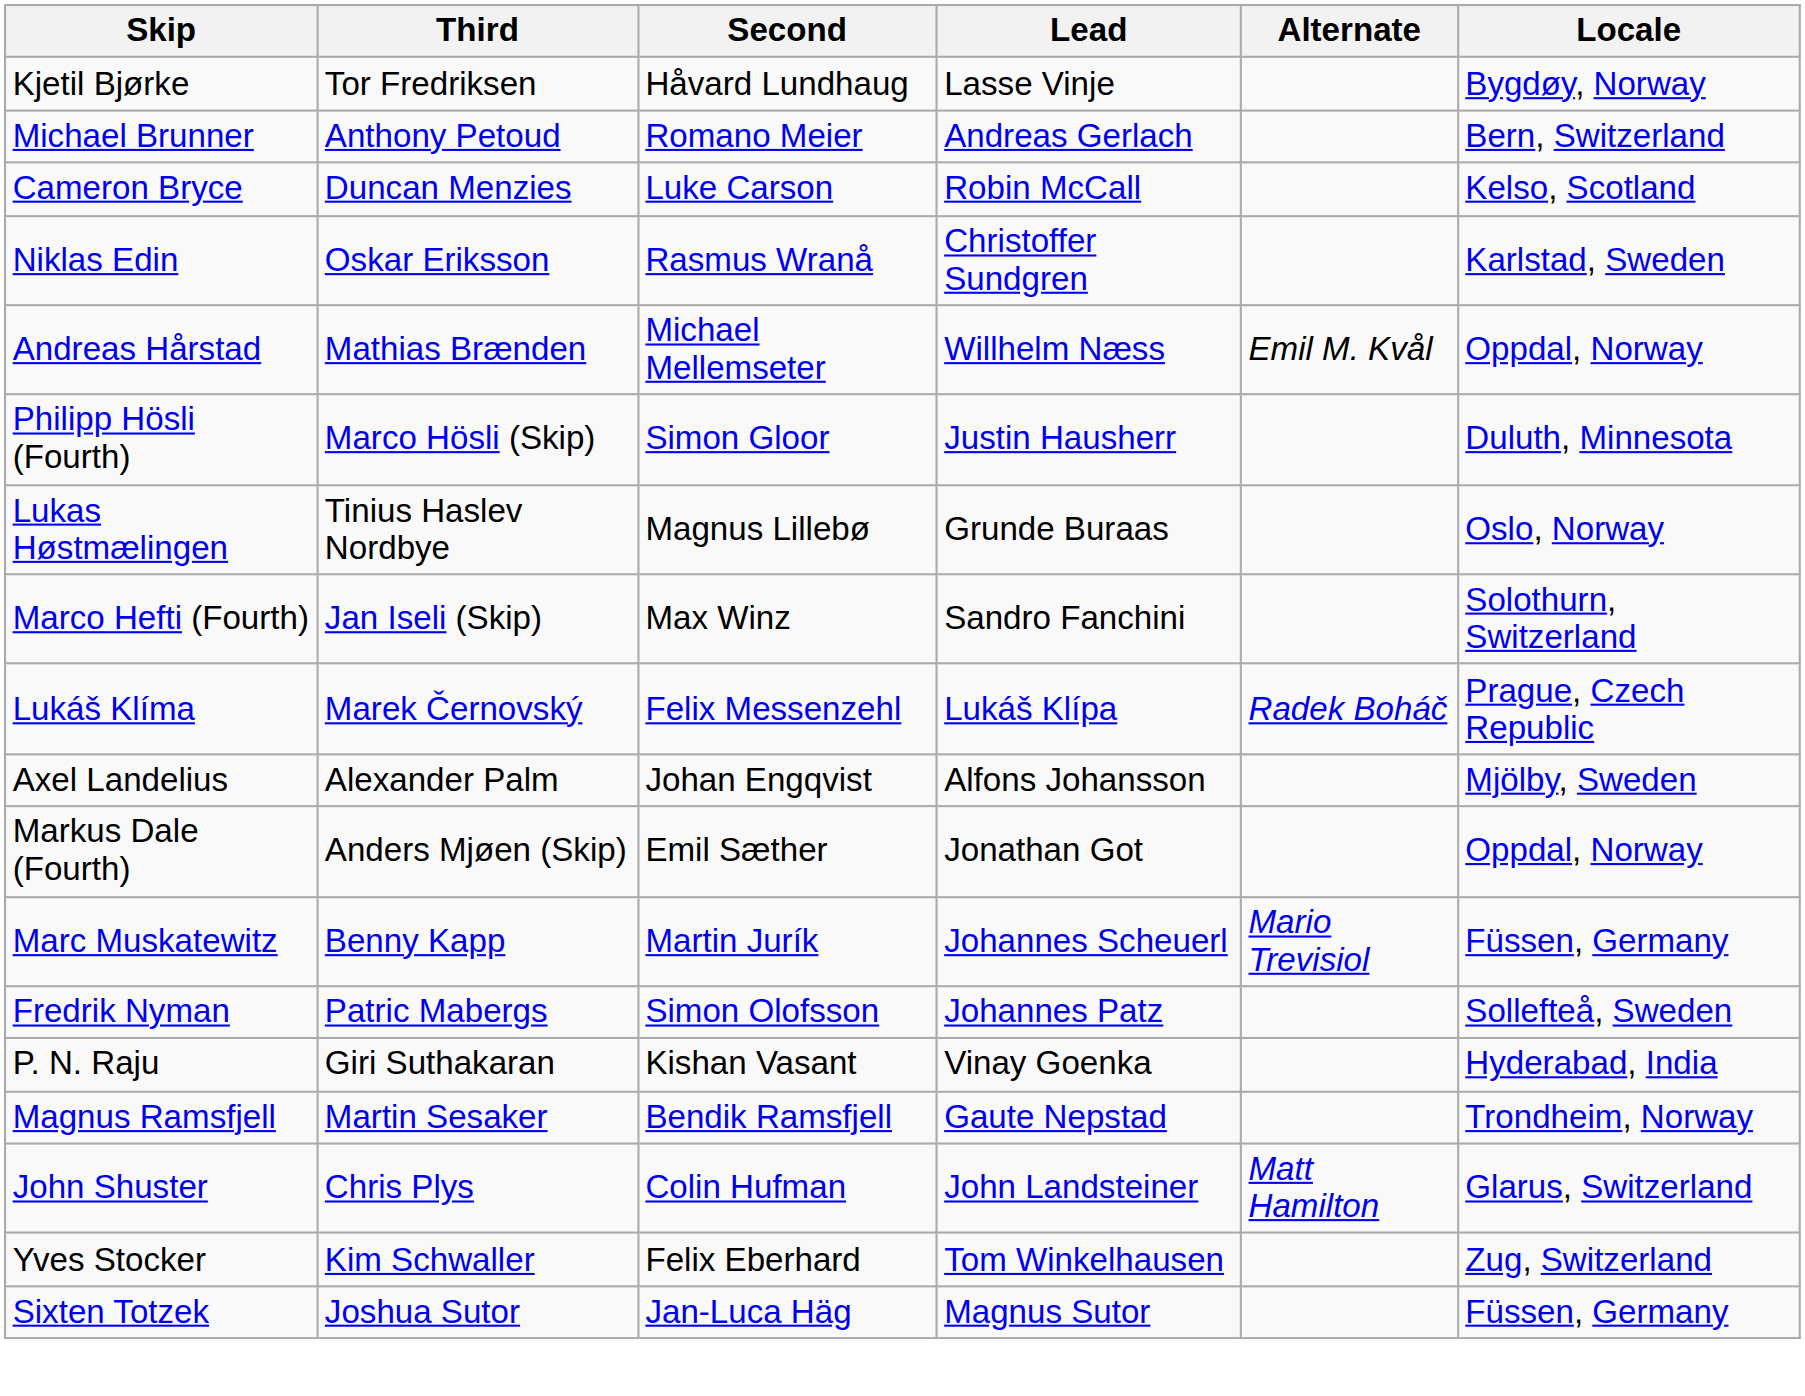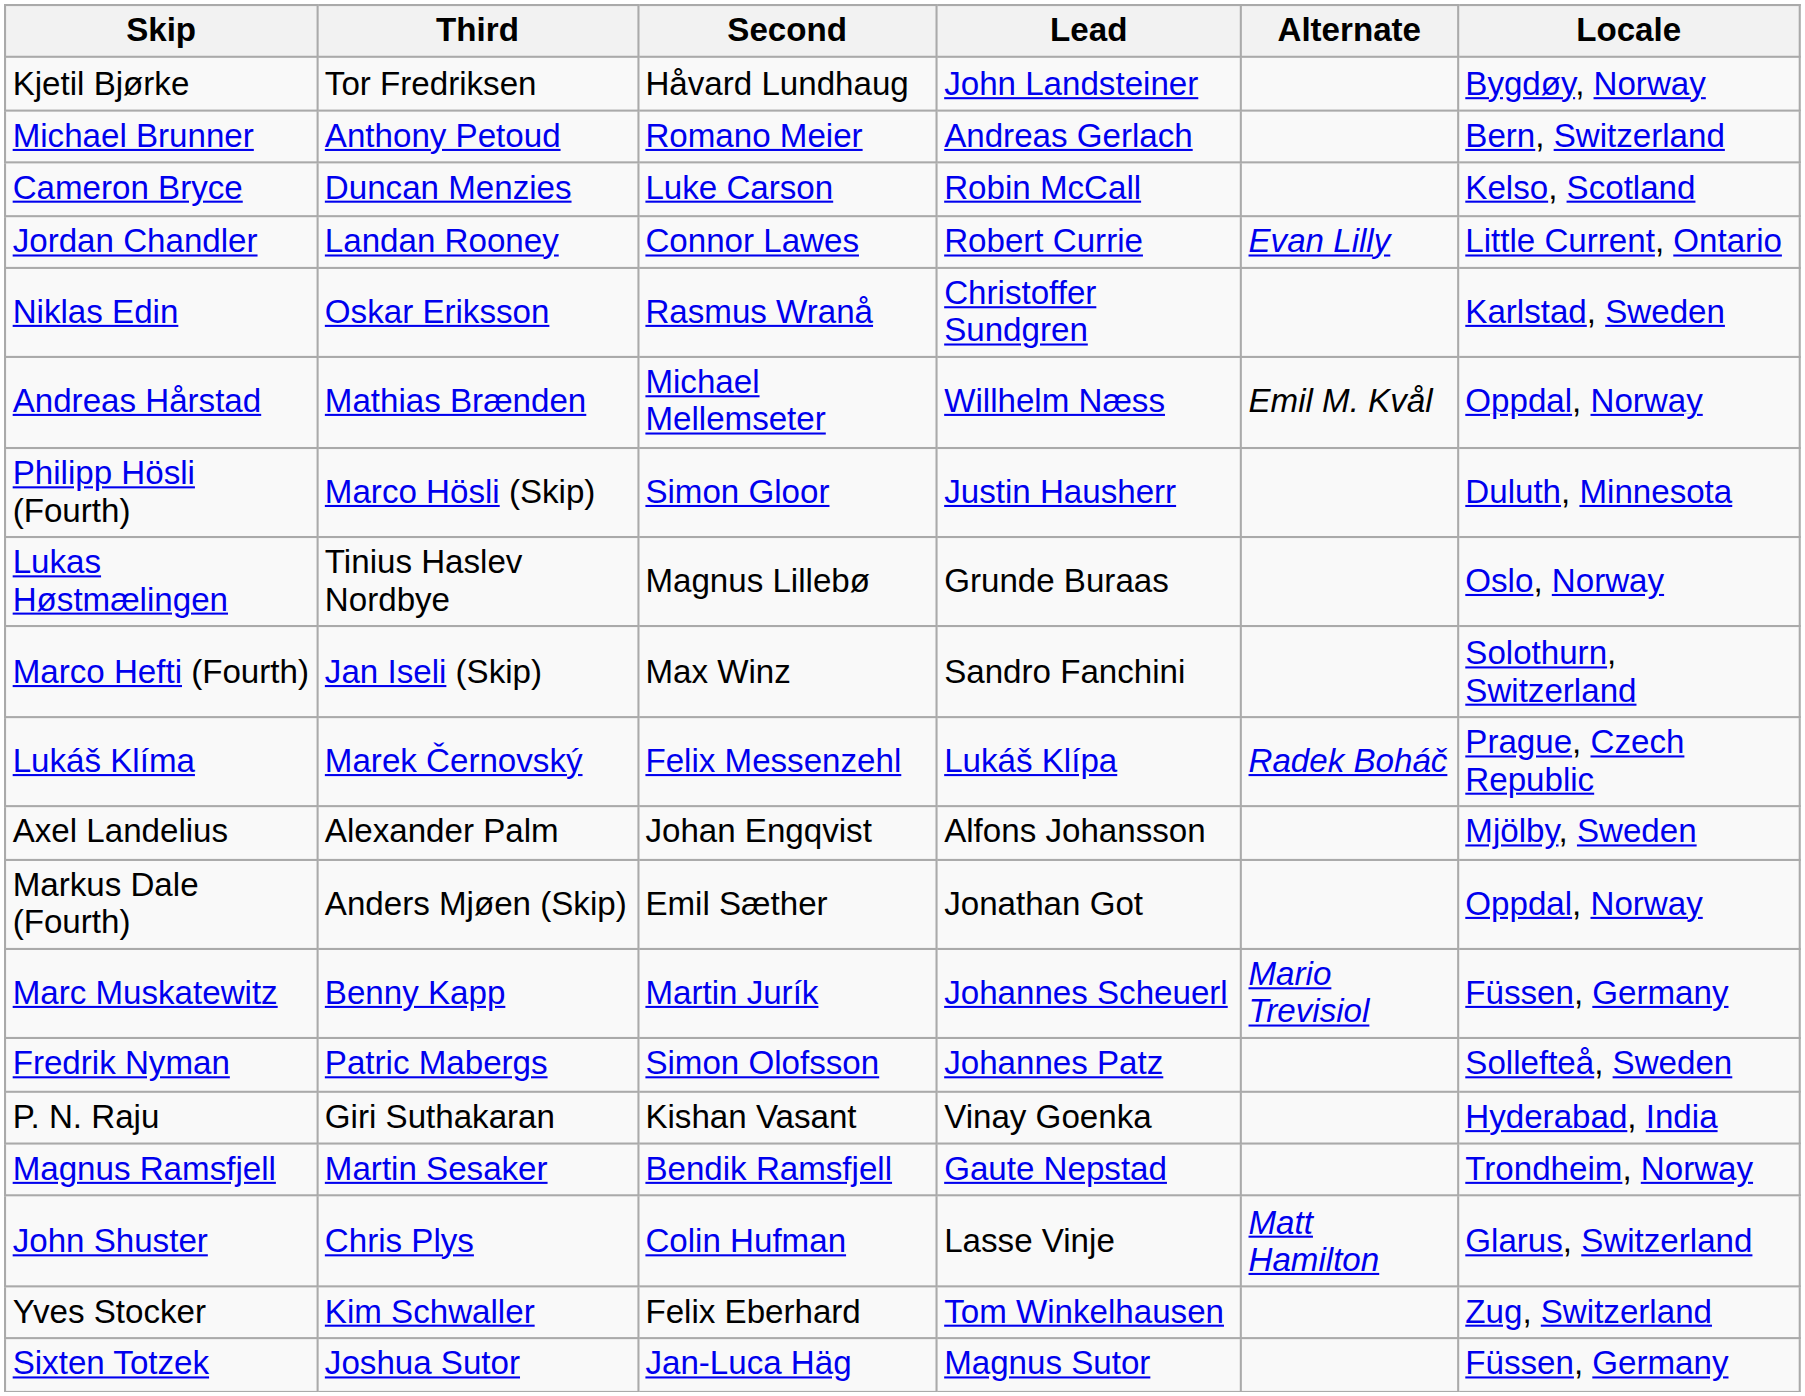(1029, 83) Lasse Vinje -> (1071, 83) John Landsteiner
+ row: (135, 240)
(1071, 1187) John Landsteiner -> (1029, 1240) Lasse Vinje
